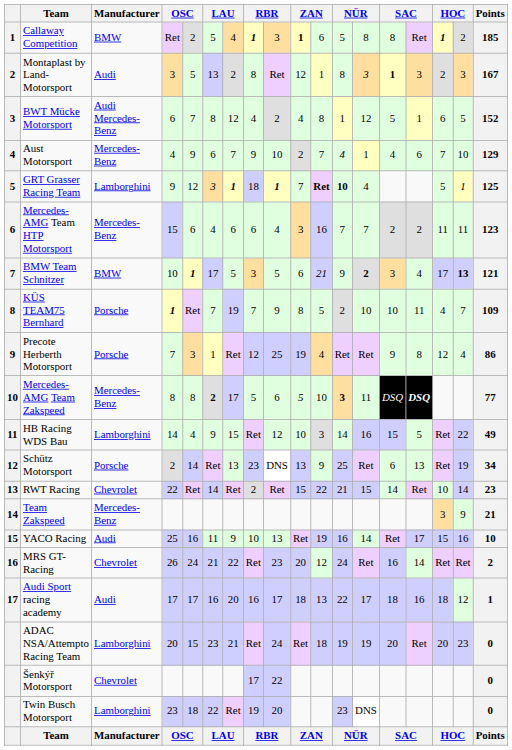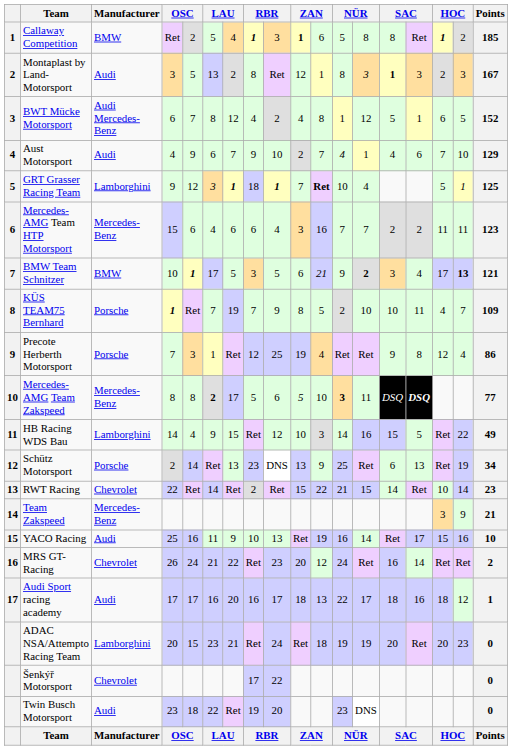(117, 155) Mercedes-Benz -> (105, 155) Audi
(342, 186) bold -> (342, 186) normal
(122, 711) Lamborghini -> (105, 711) Audi
